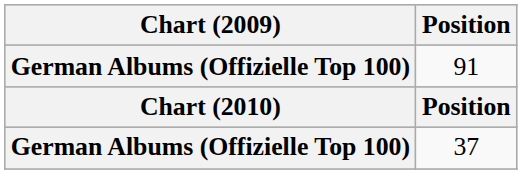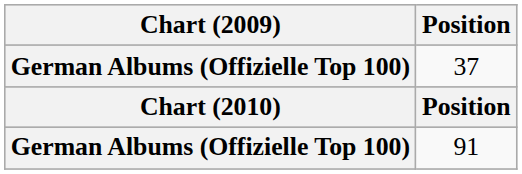rows swapped: (466, 65) <-> (466, 147)
